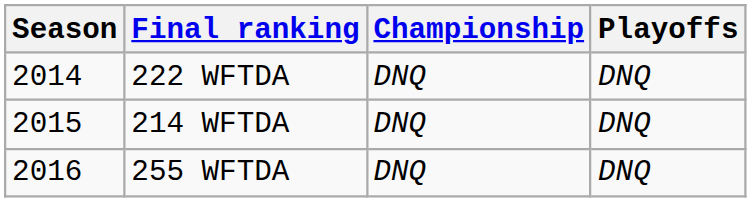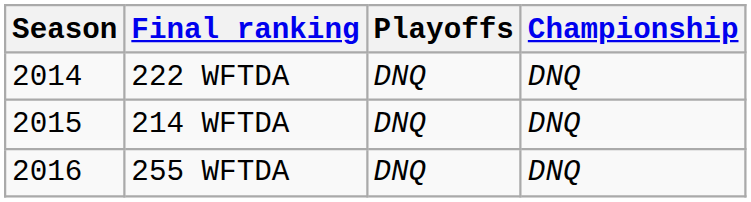columns swapped: (668, 29) <-> (479, 29)
